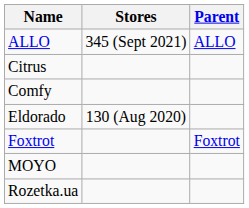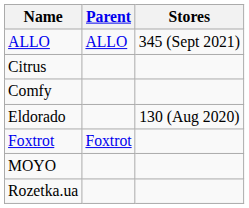columns swapped: (136, 16) <-> (217, 16)
